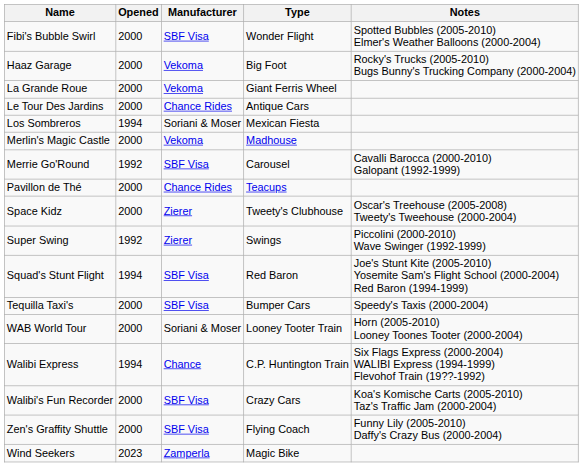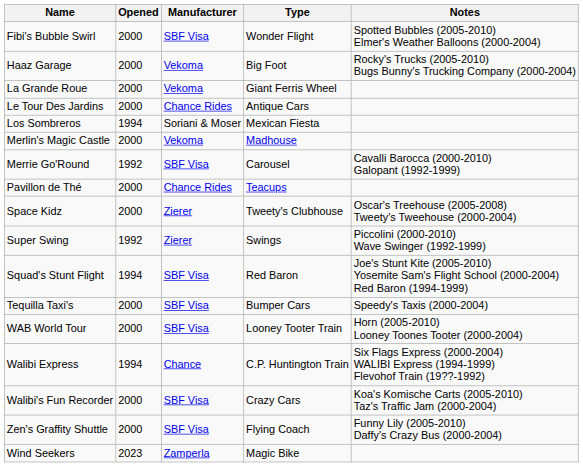(202, 329) Soriani & Moser -> (186, 329) SBF Visa
